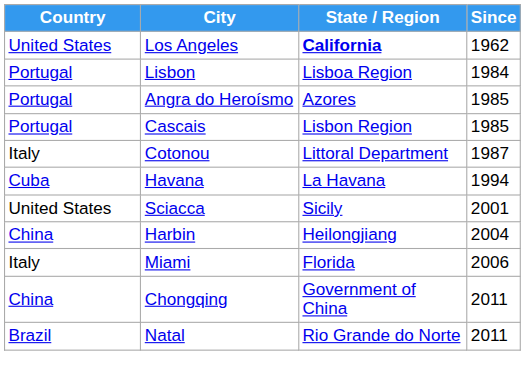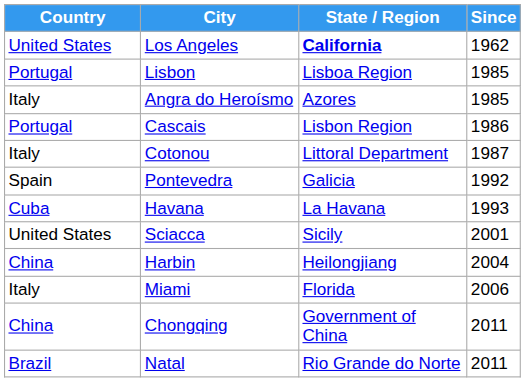(490, 72) 1984 -> (490, 72) 1985
(40, 99) Portugal -> (24, 99) Italy
(490, 126) 1985 -> (490, 126) 1986
+ row: (189, 180)
(490, 180) 1994 -> (490, 208) 1993
